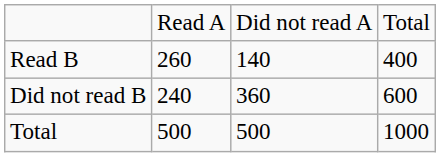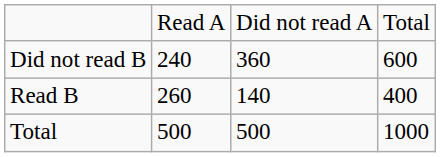rows swapped: (44, 59) <-> (78, 95)
